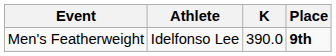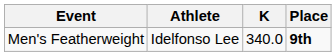(264, 39) 390.0 -> (264, 39) 340.0
